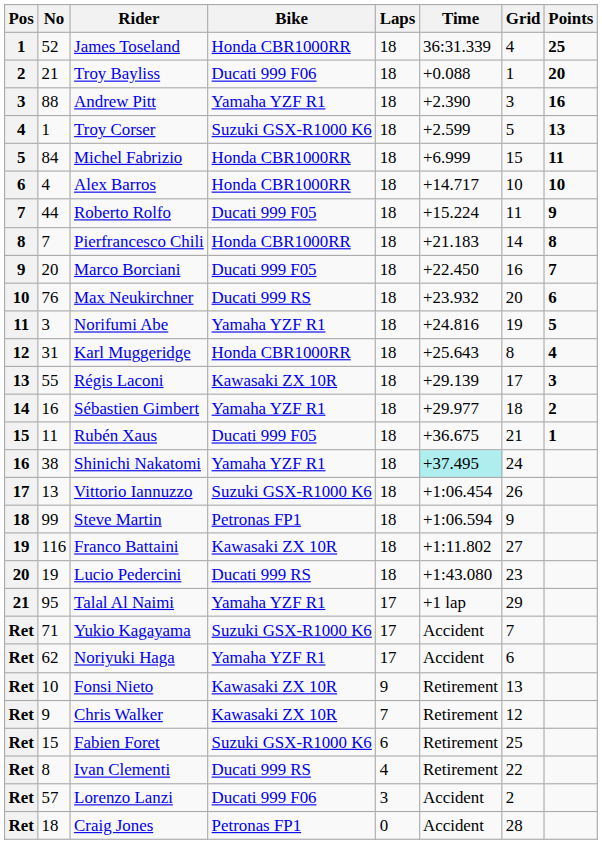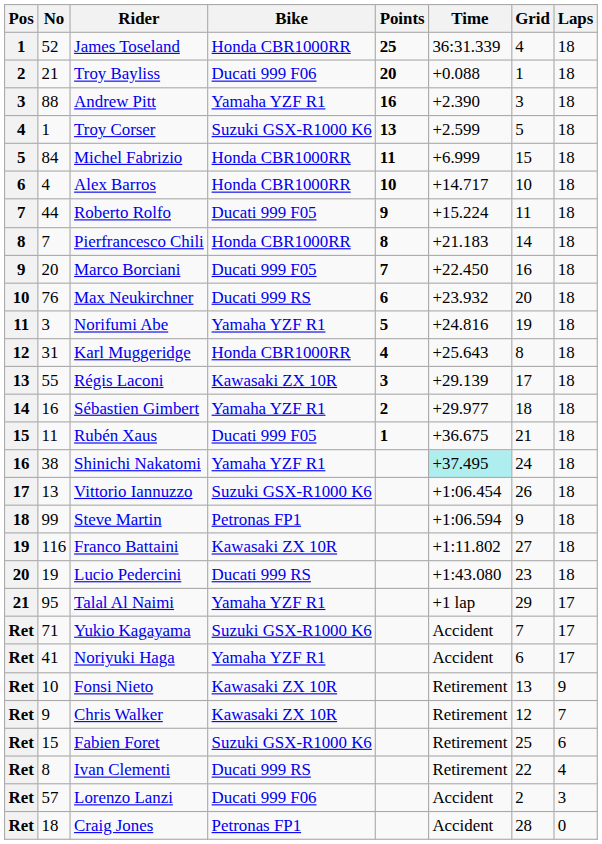columns swapped: (397, 18) <-> (571, 18)
(50, 658) 62 -> (50, 658) 41
